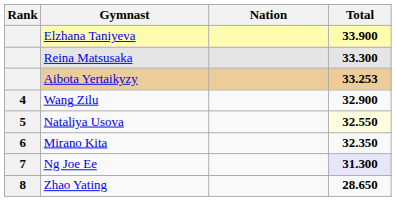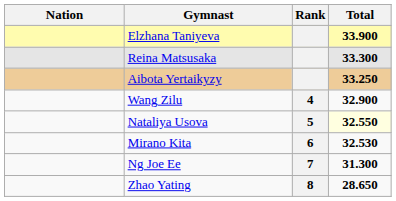columns swapped: (23, 14) <-> (268, 14)
(360, 78) 33.253 -> (360, 78) 33.250
(360, 142) 32.350 -> (360, 142) 32.530
(360, 163) lavender background -> (360, 163) no background
